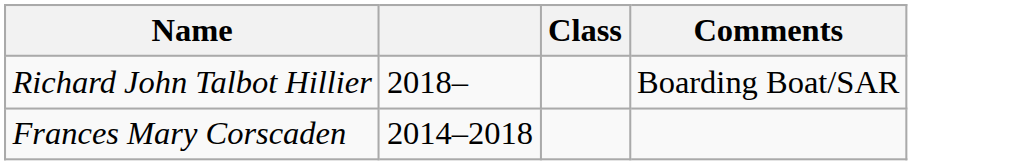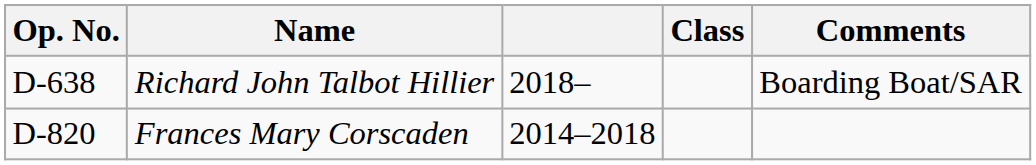+ column: (66, 30)
